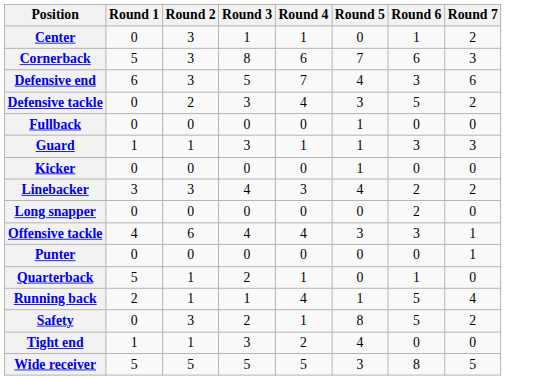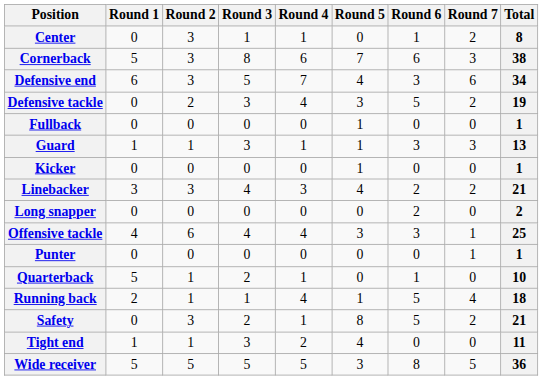+ column: (519, 15)
